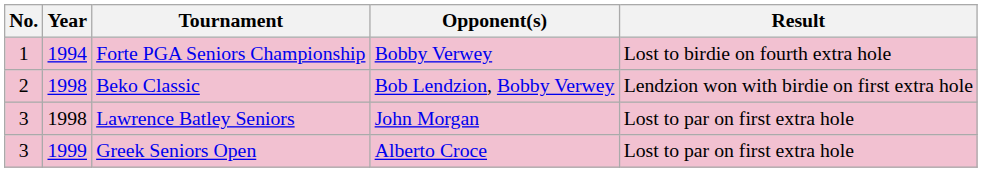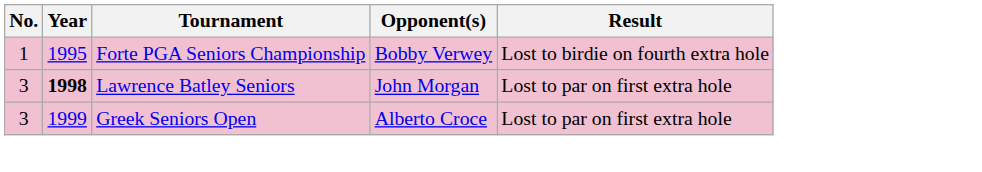(67, 53) 1994 -> (67, 53) 1995
- row: (148, 86)
(67, 118) normal -> (67, 86) bold
